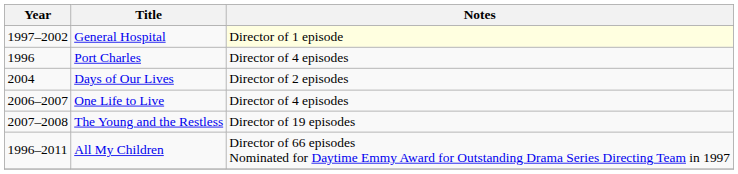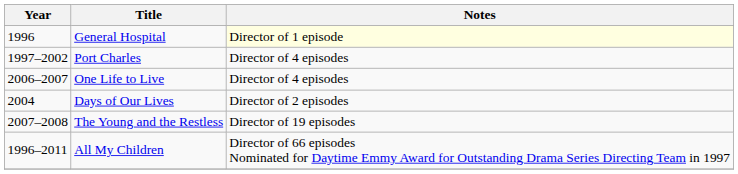(38, 36) 1997–2002 -> (21, 36) 1996
(21, 57) 1996 -> (38, 57) 1997–2002
rows swapped: (124, 79) <-> (119, 100)
